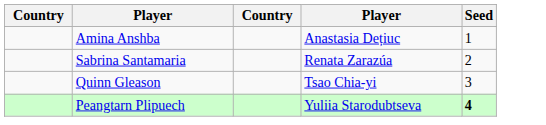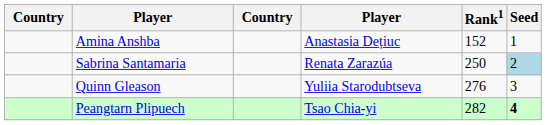+ column: (484, 17)
(468, 60) no background -> (514, 64) lightblue background
(340, 82) Tsao Chia-yi -> (363, 86) Yuliia Starodubtseva
(363, 104) Yuliia Starodubtseva -> (340, 108) Tsao Chia-yi
